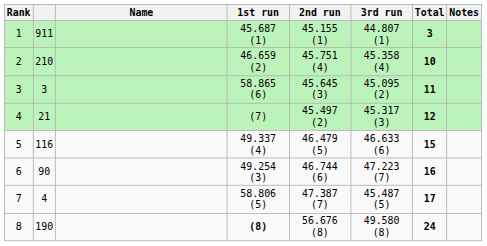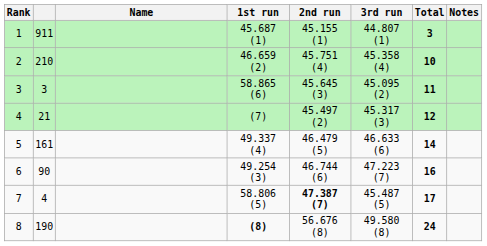(44, 144) 116 -> (44, 144) 161
(430, 144) 15 -> (430, 144) 14
(320, 199) normal -> (320, 199) bold
